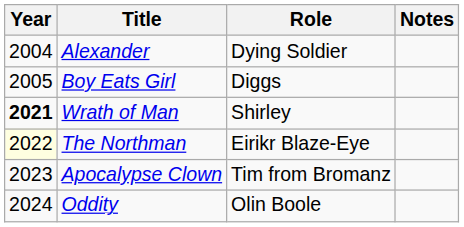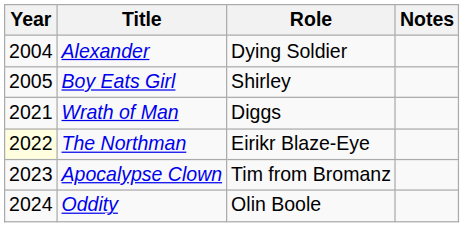(256, 81) Diggs -> (261, 81) Shirley
(31, 112) bold -> (31, 112) normal
(261, 112) Shirley -> (256, 112) Diggs
